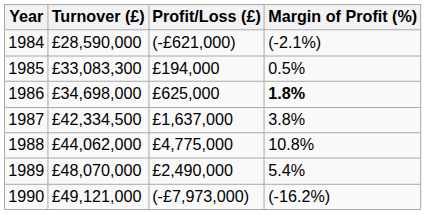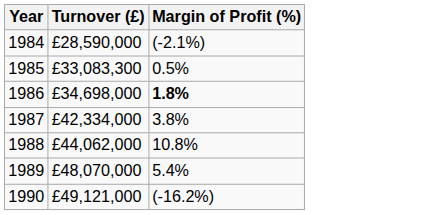- column: (206, 17)
(97, 119) £42,334,500 -> (97, 119) £42,334,000
